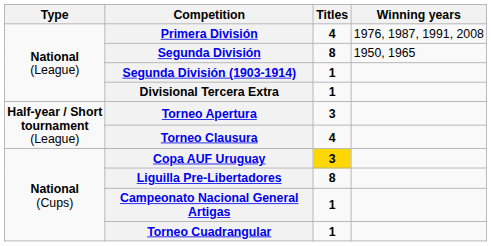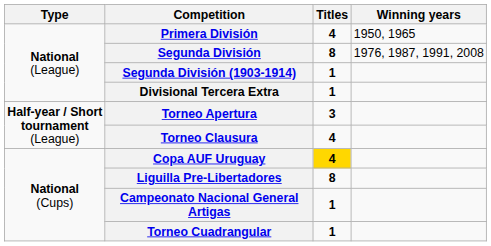(419, 34) 1976, 1987, 1991, 2008 -> (385, 34) 1950, 1965
(385, 53) 1950, 1965 -> (419, 53) 1976, 1987, 1991, 2008
(332, 159) 3 -> (332, 159) 4
